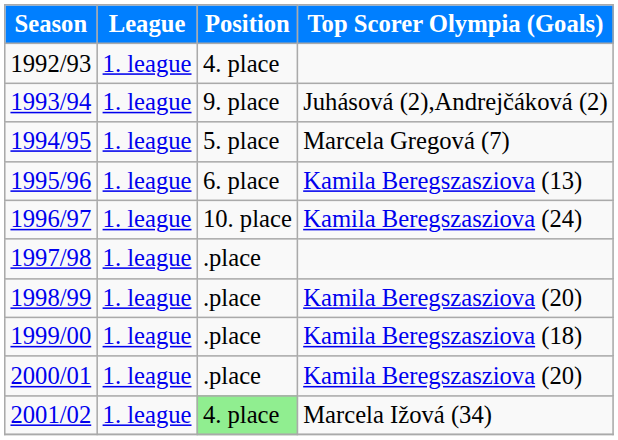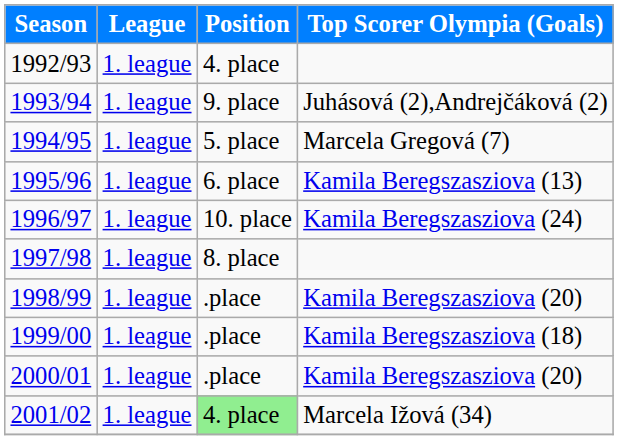(232, 258) .place -> (241, 258) 8. place
